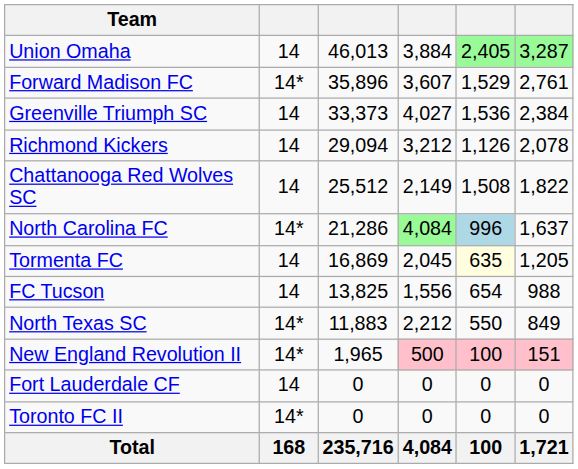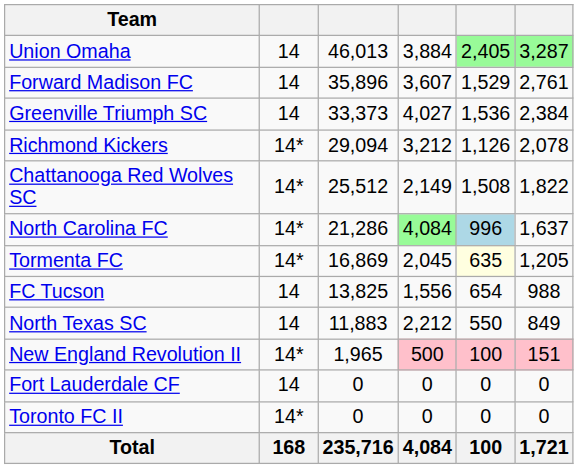(289, 82) 14* -> (289, 82) 14
(289, 144) 14 -> (289, 144) 14*
(289, 187) 14 -> (289, 187) 14*
(289, 260) 14 -> (289, 260) 14*
(289, 323) 14* -> (289, 323) 14
